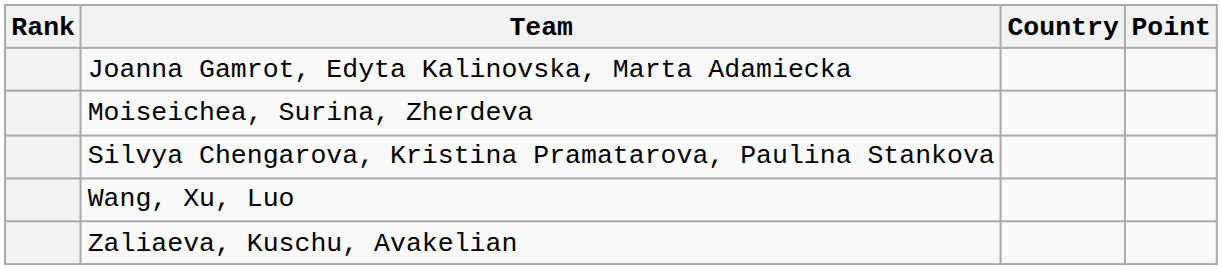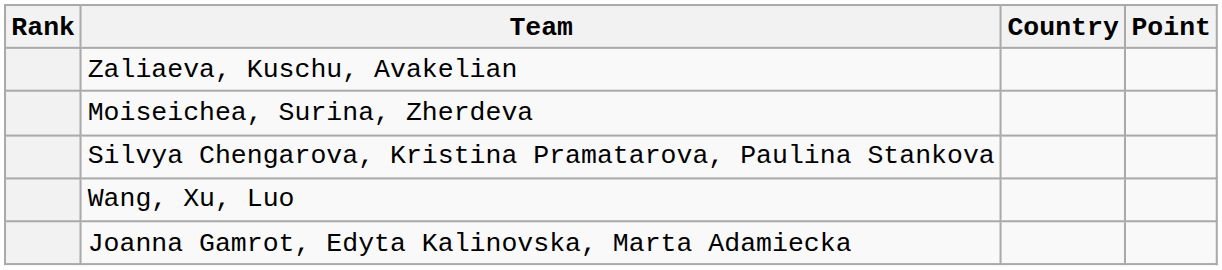rows swapped: (302, 243) <-> (470, 70)
